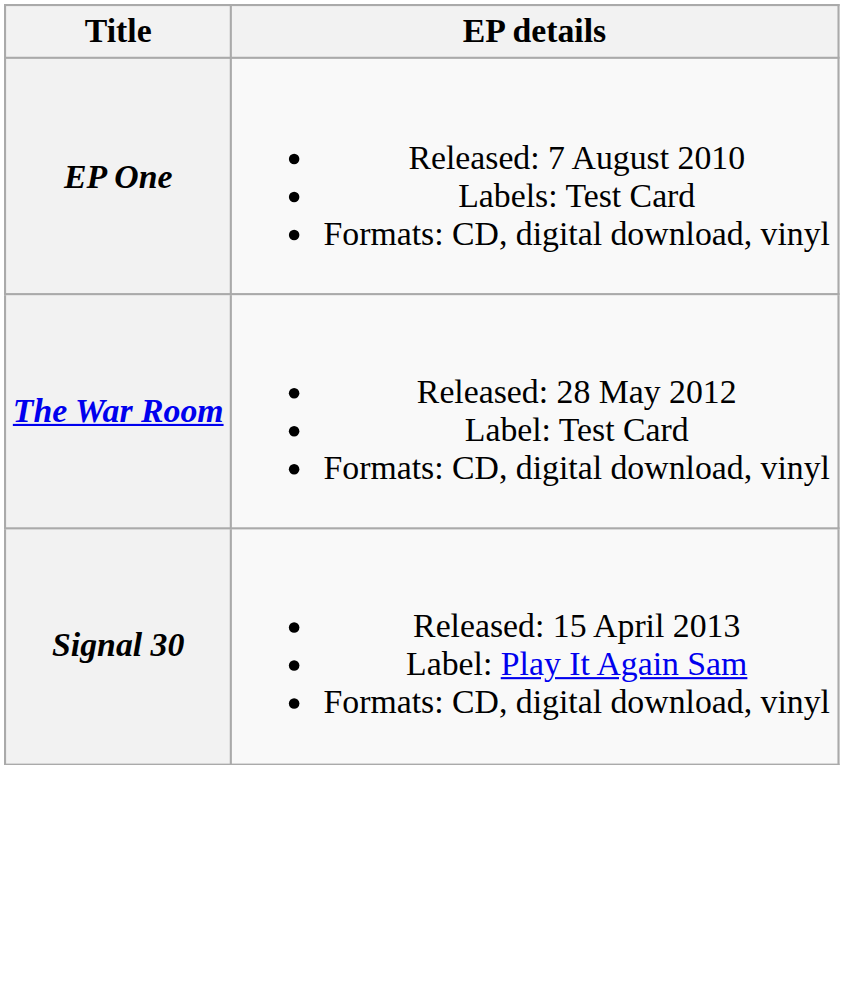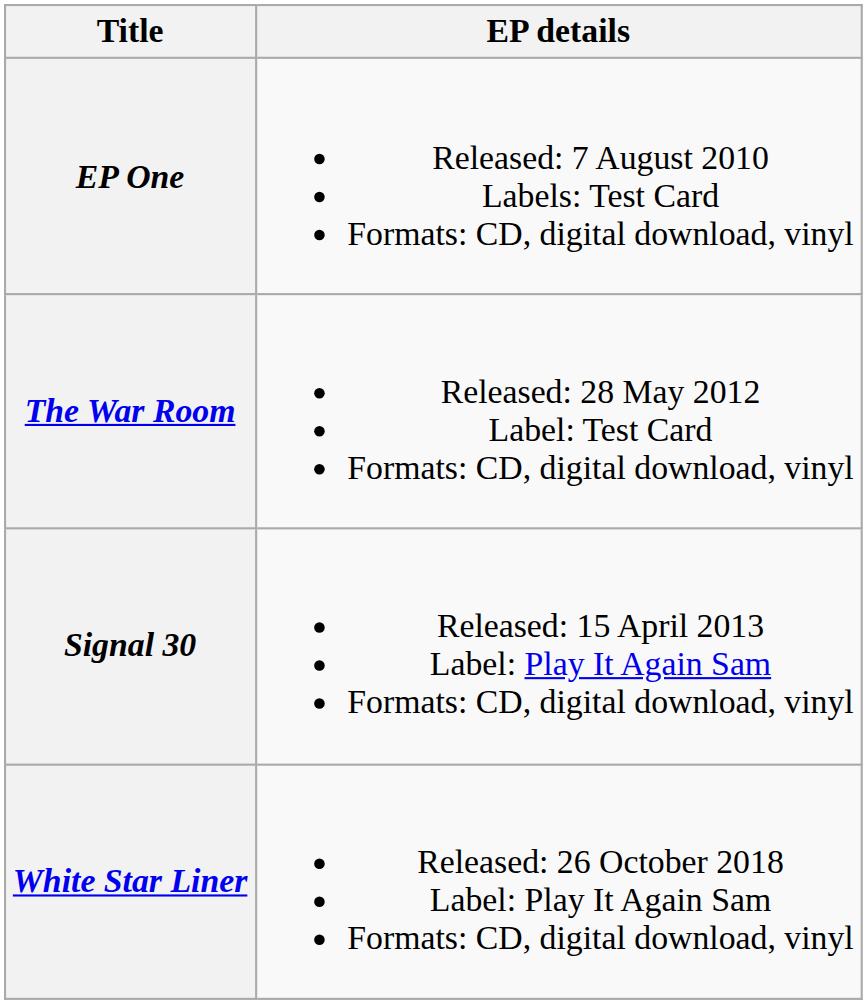+ row: (130, 880)
